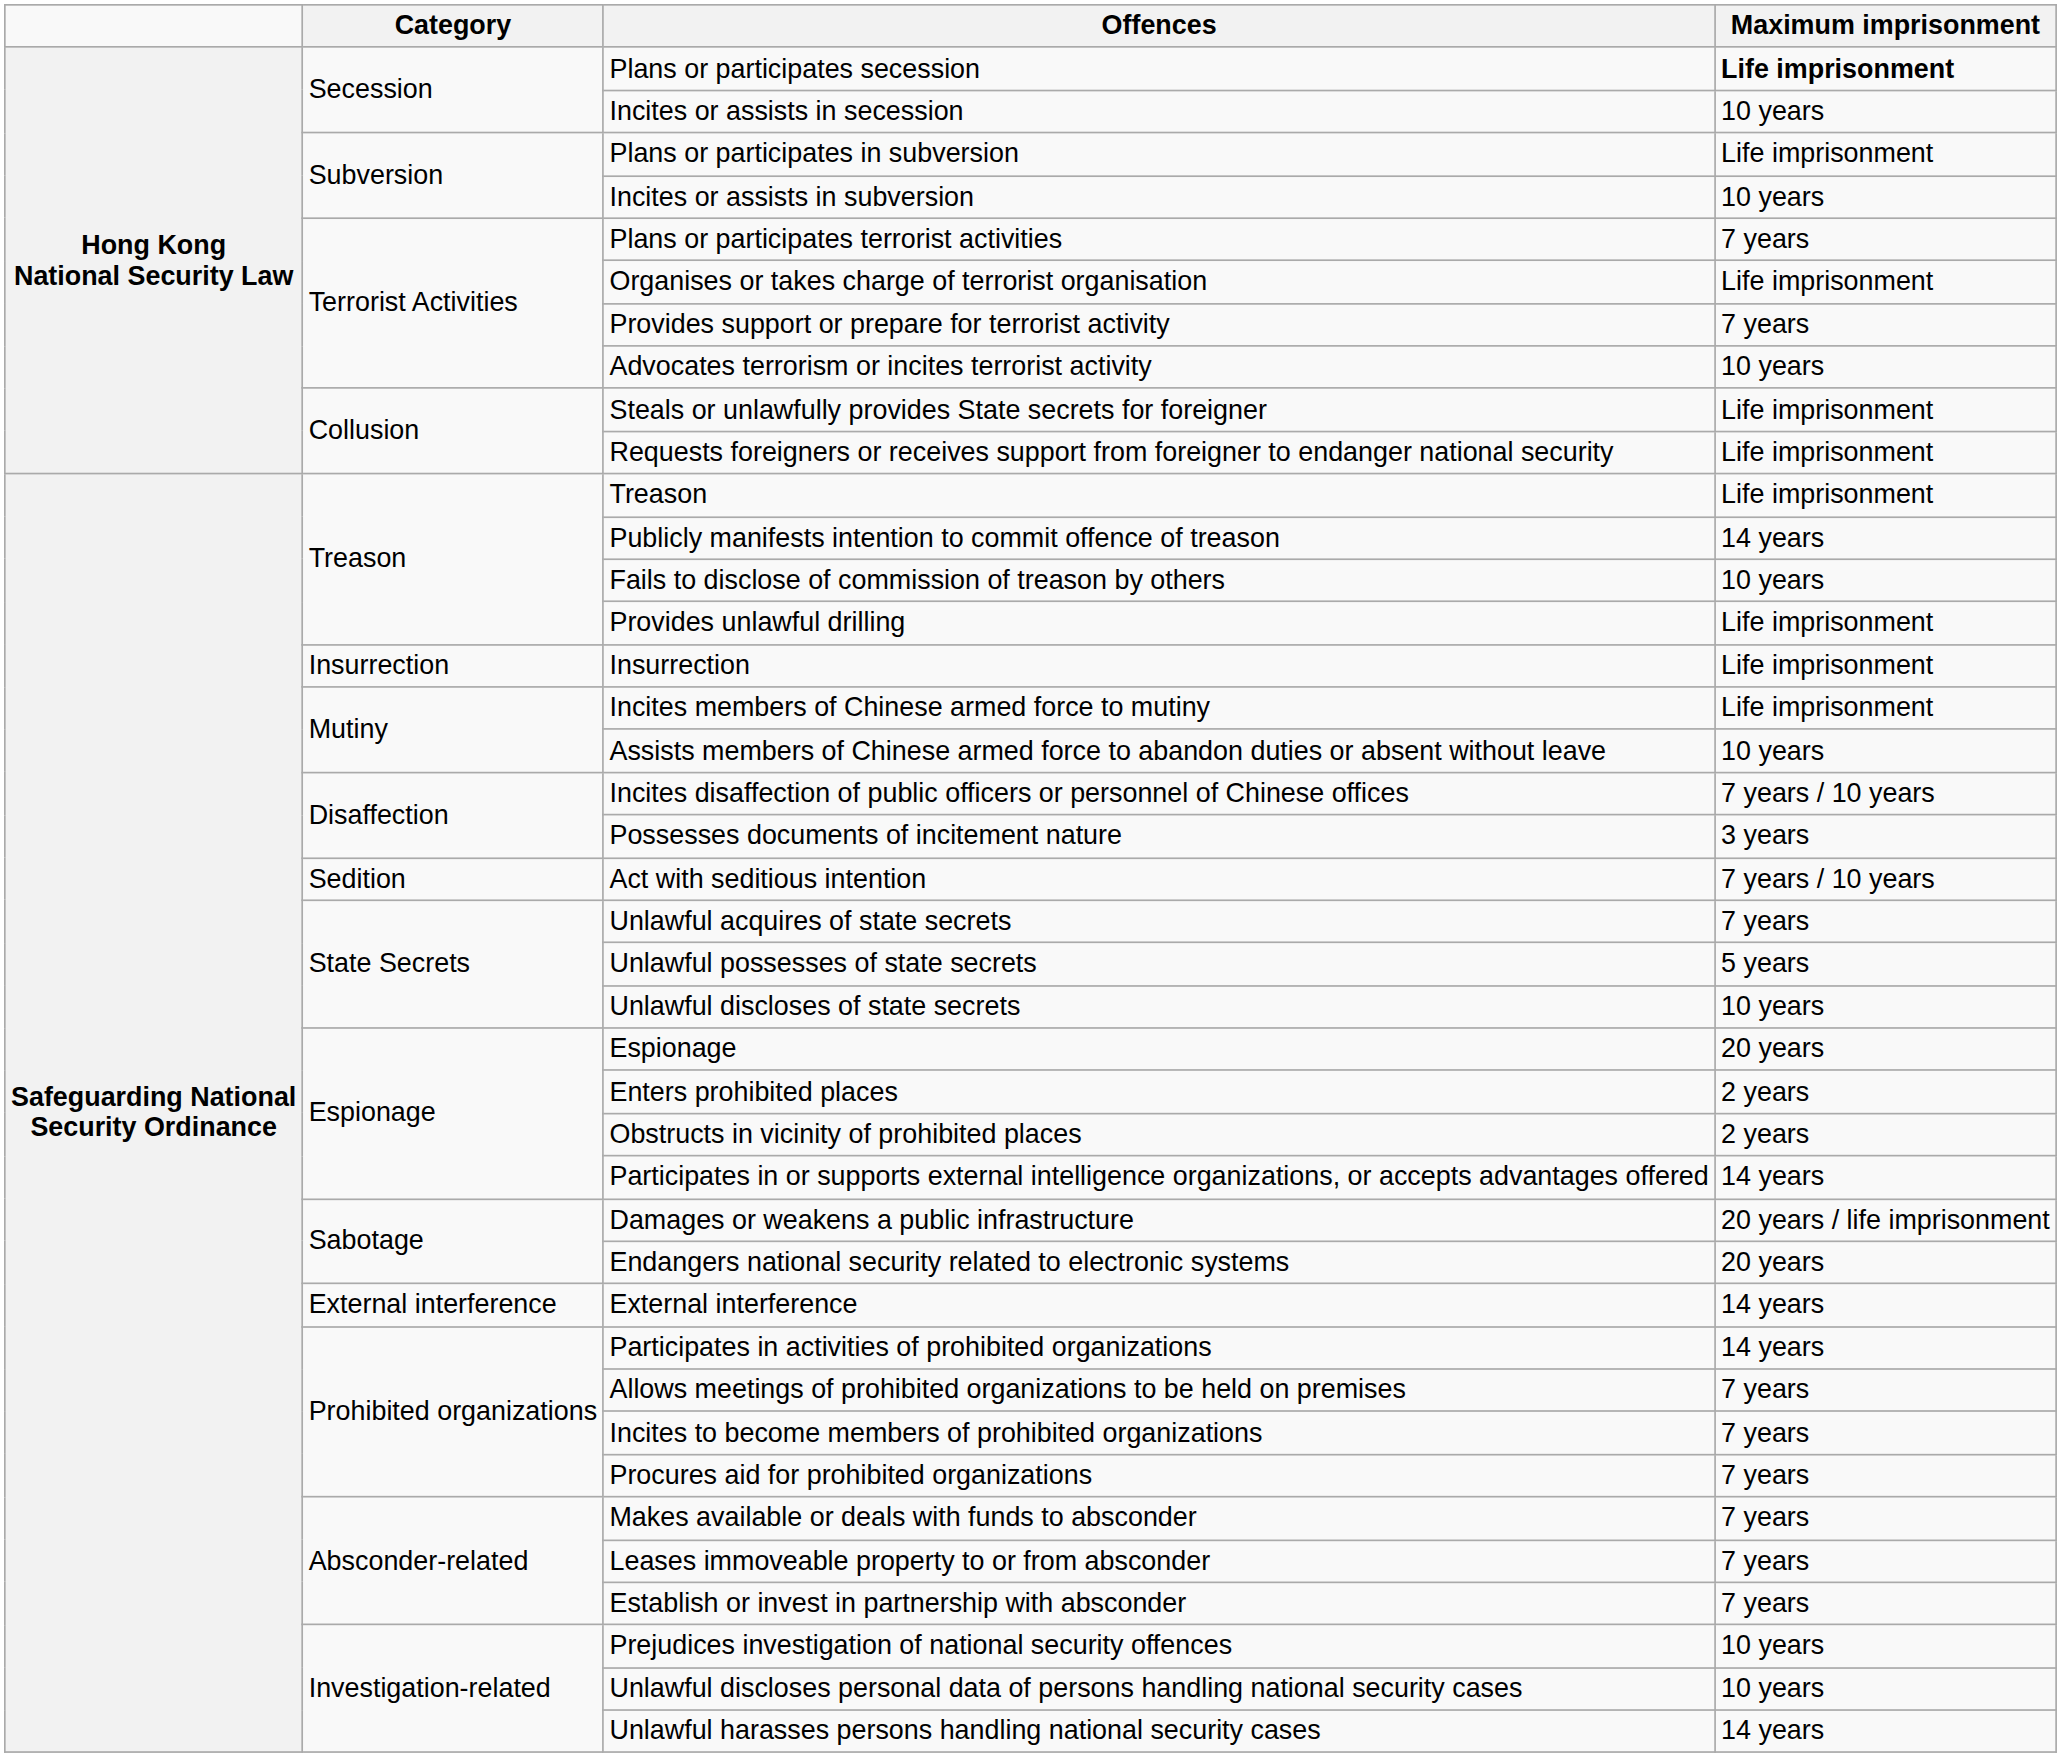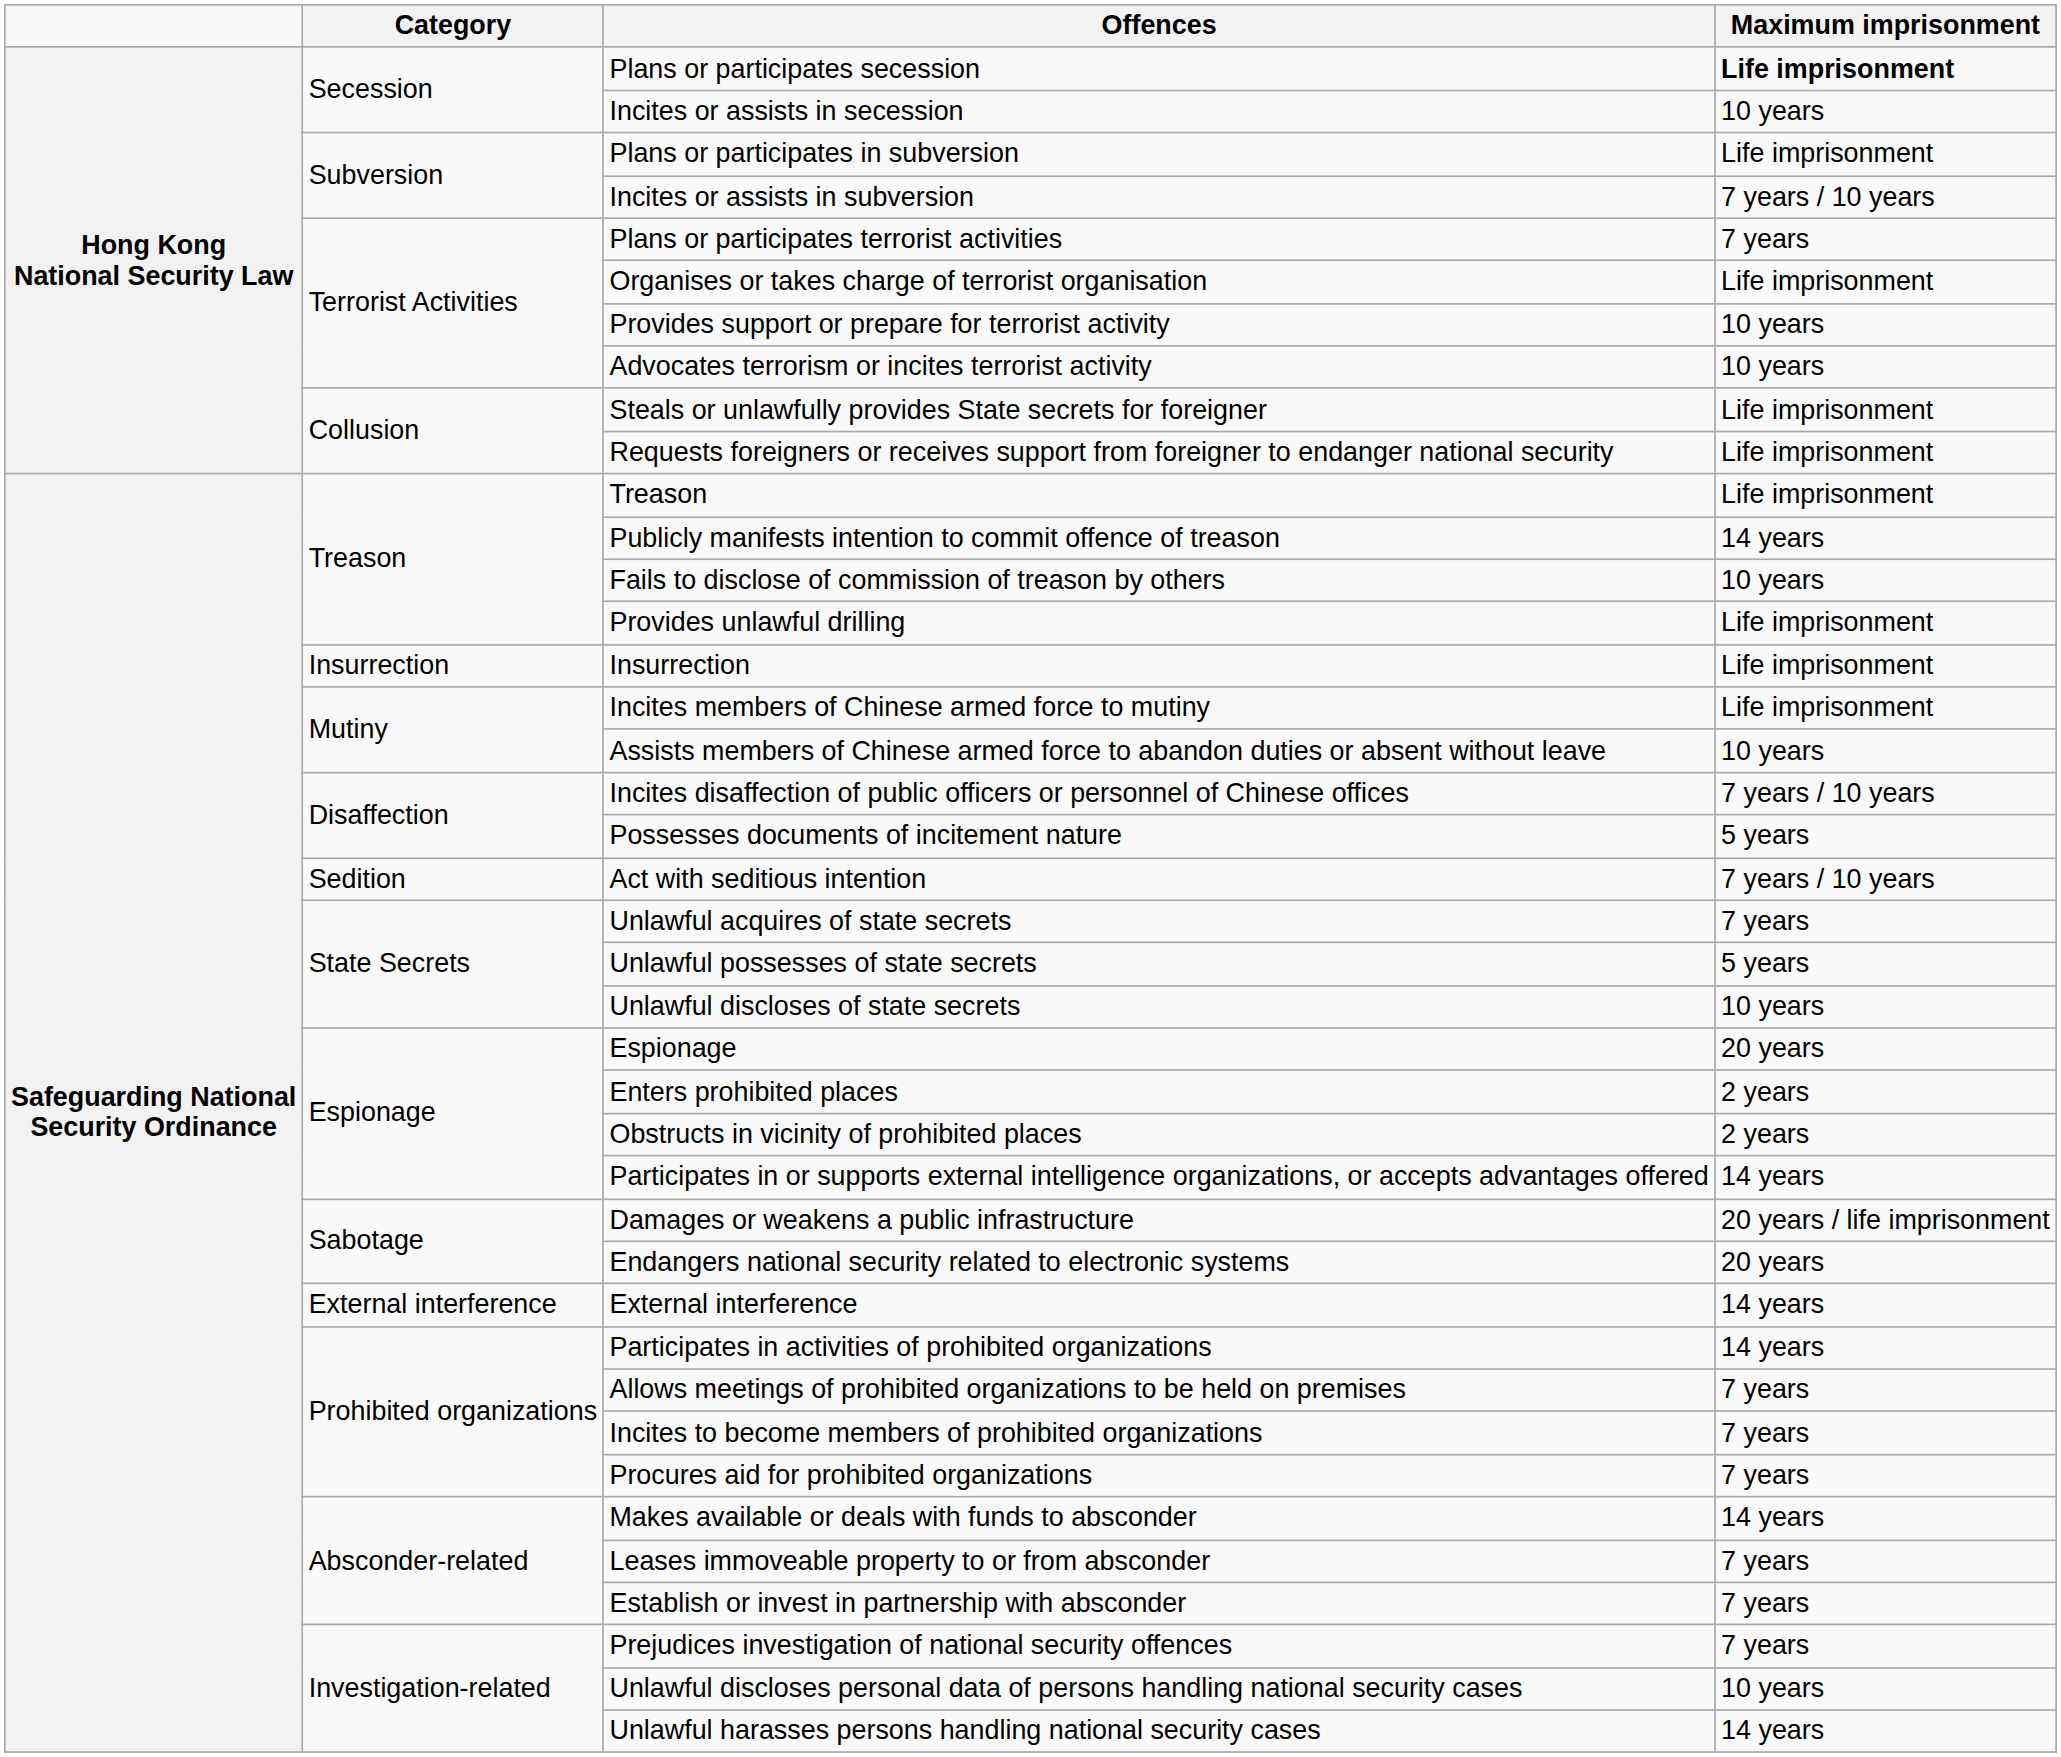(1773, 196) 10 years -> (1828, 196) 7 years / 10 years
(1765, 324) 7 years -> (1773, 324) 10 years
(1765, 835) 3 years -> (1765, 835) 5 years
(1765, 1517) 7 years -> (1773, 1517) 14 years
(1773, 1645) 10 years -> (1765, 1645) 7 years
